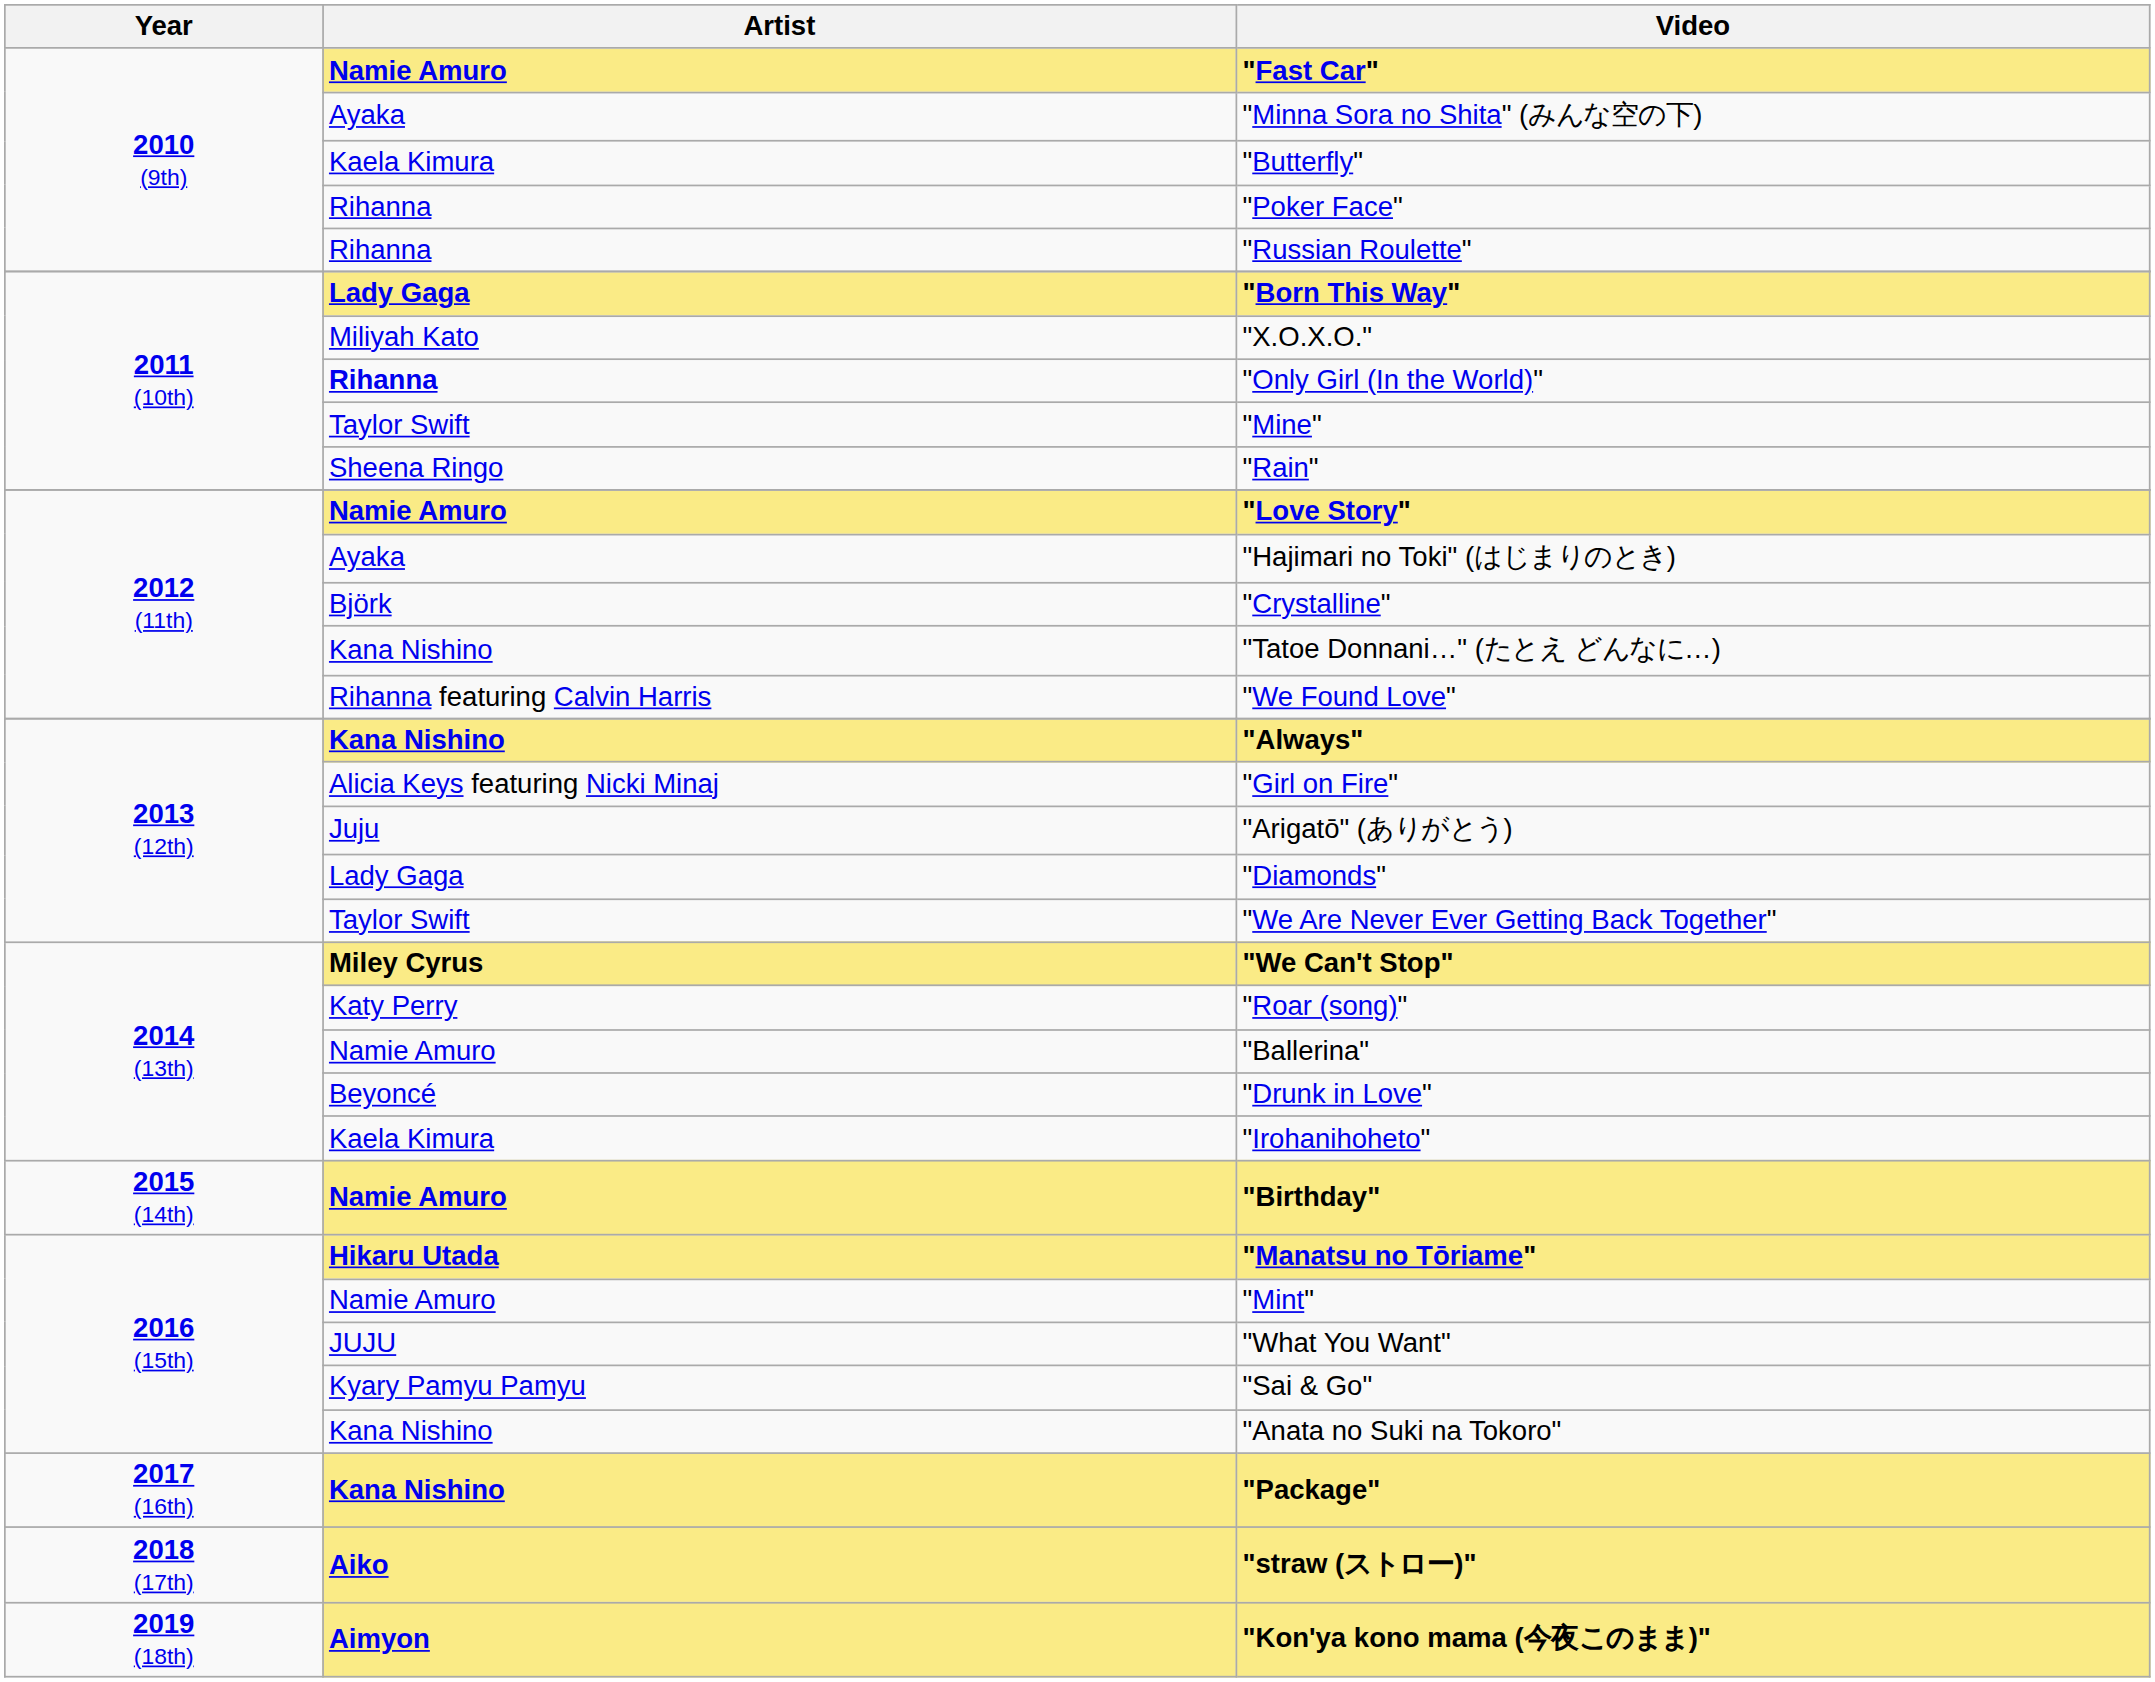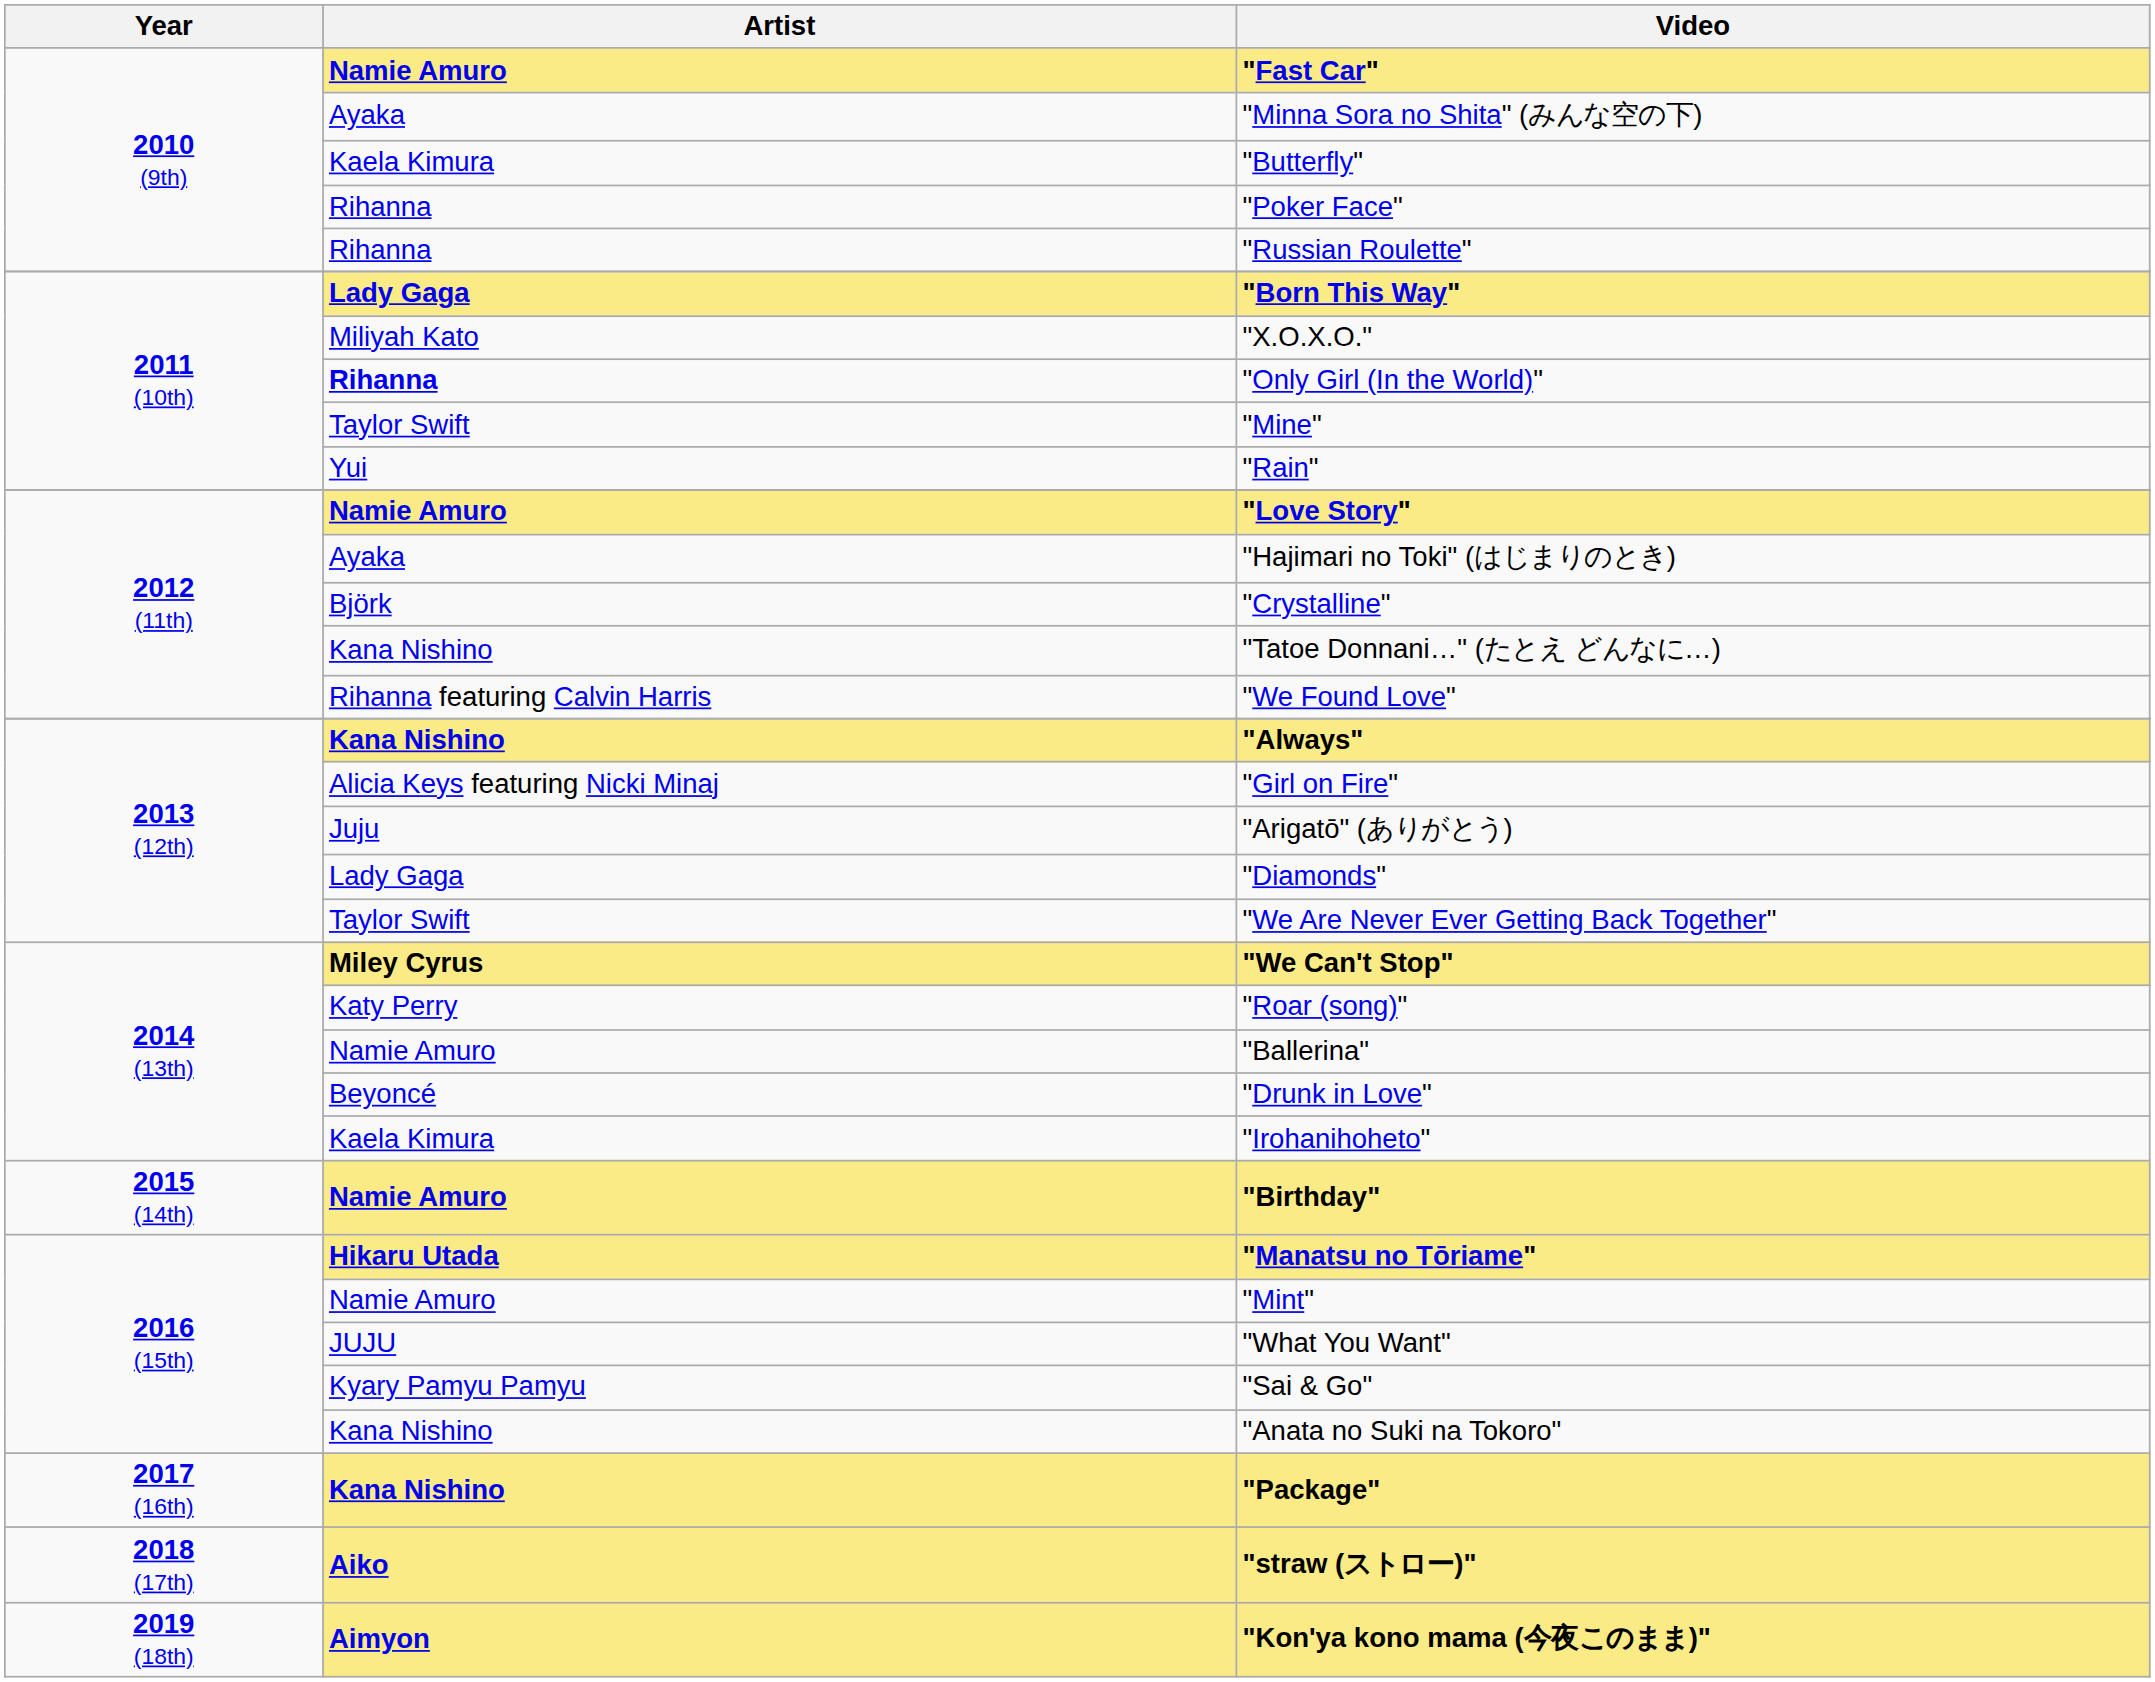(416, 467) Sheena Ringo -> (348, 467) Yui
